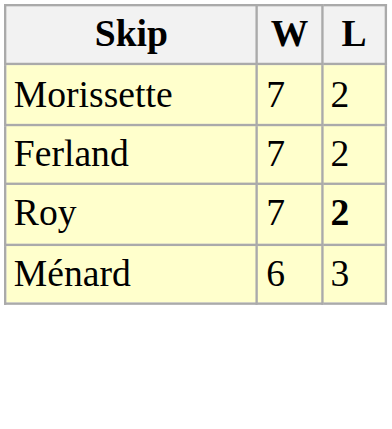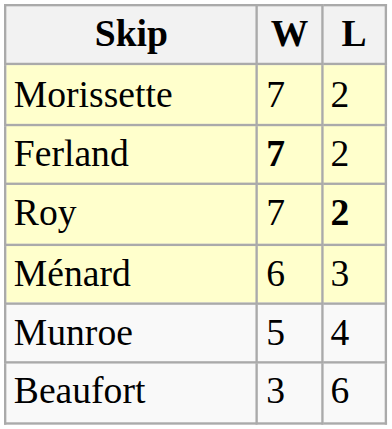(276, 153) normal -> (276, 153) bold
+ row: (73, 332)
+ row: (80, 392)
